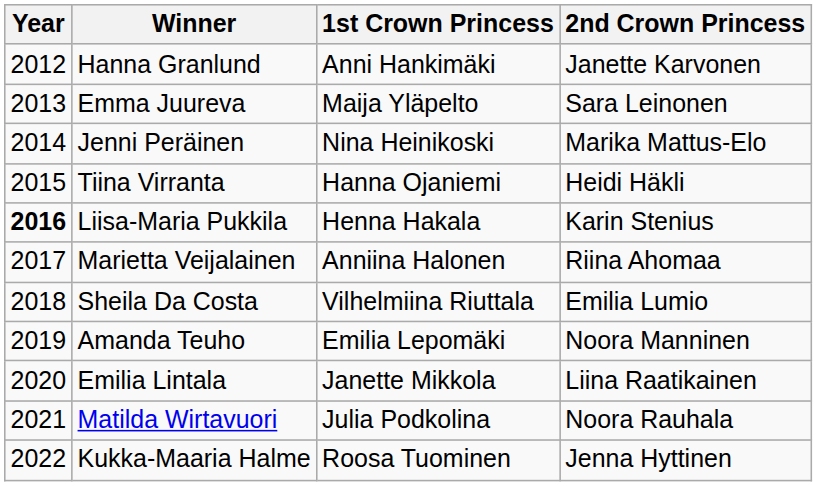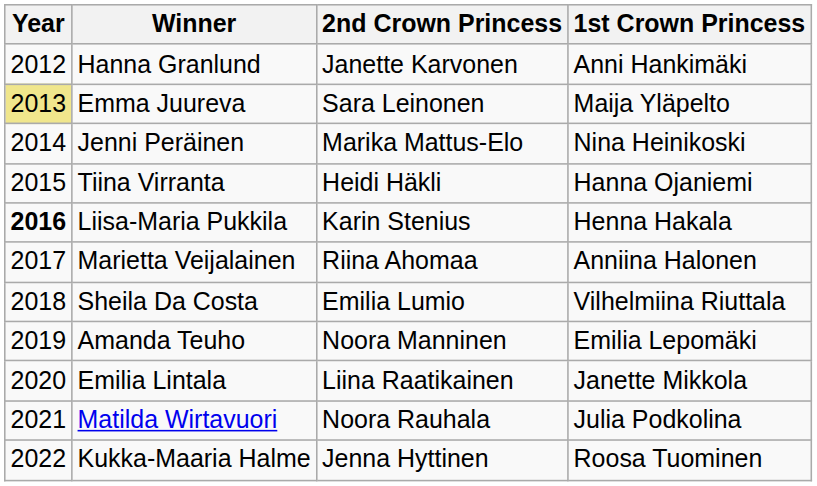columns swapped: (438, 24) <-> (685, 24)
(38, 103) no background -> (38, 103) khaki background
